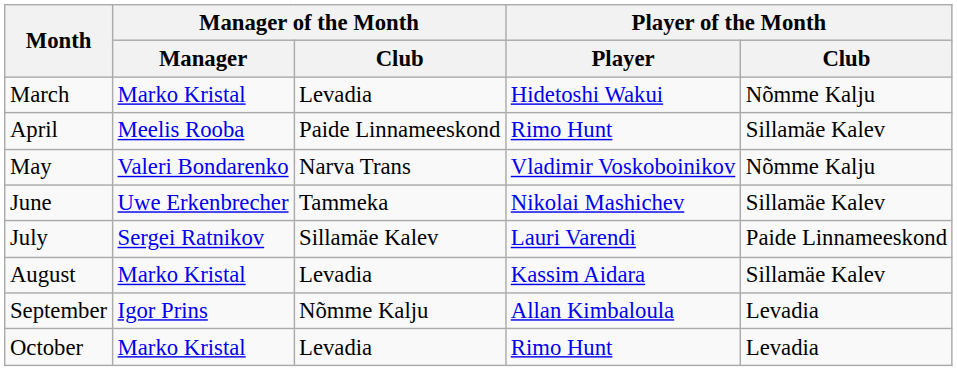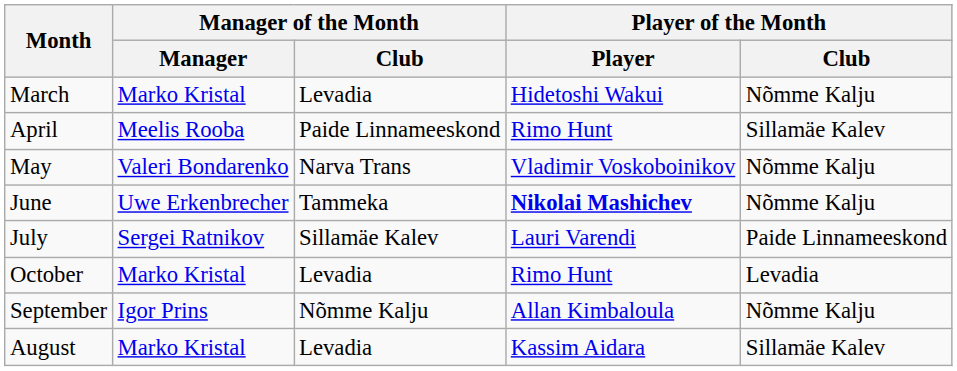(598, 202) normal -> (601, 202) bold
(815, 202) Sillamäe Kalev -> (810, 202) Nõmme Kalju
rows swapped: (43, 274) <-> (47, 346)
(782, 310) Levadia -> (810, 310) Nõmme Kalju
